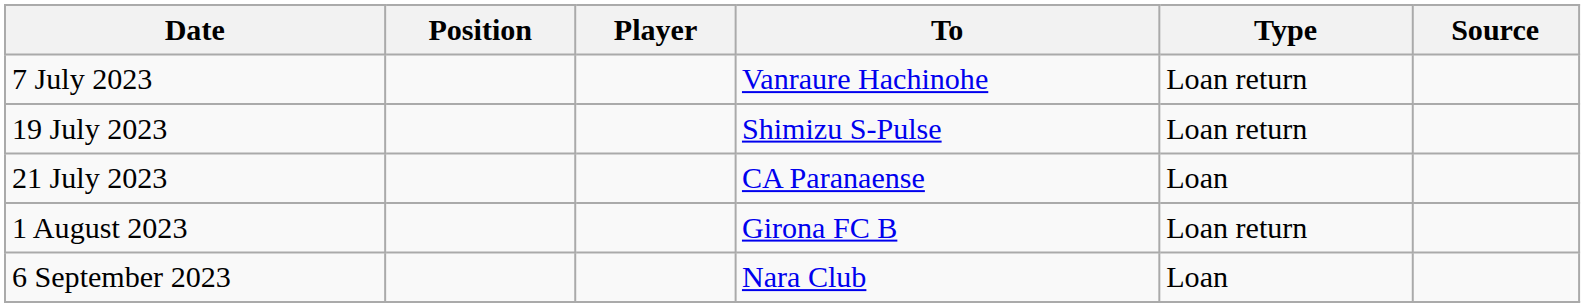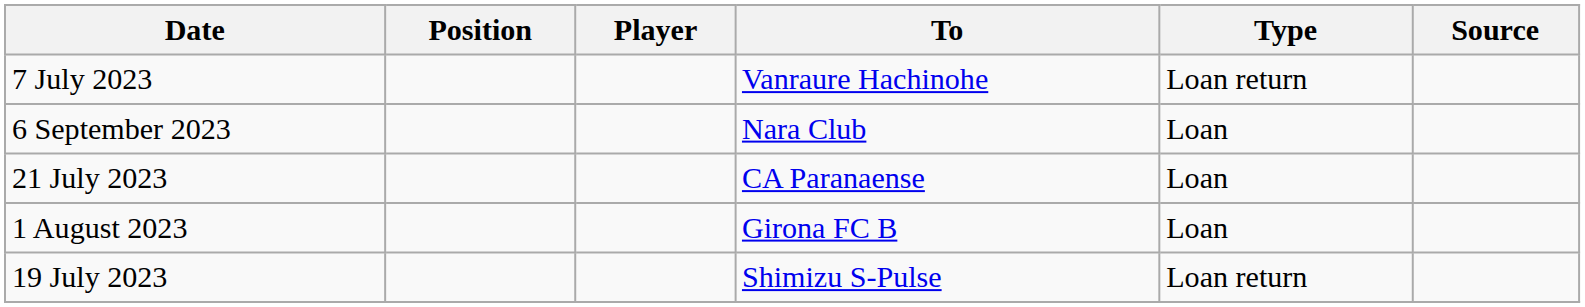rows swapped: (90, 128) <-> (121, 277)
(1237, 227) Loan return -> (1197, 227) Loan
